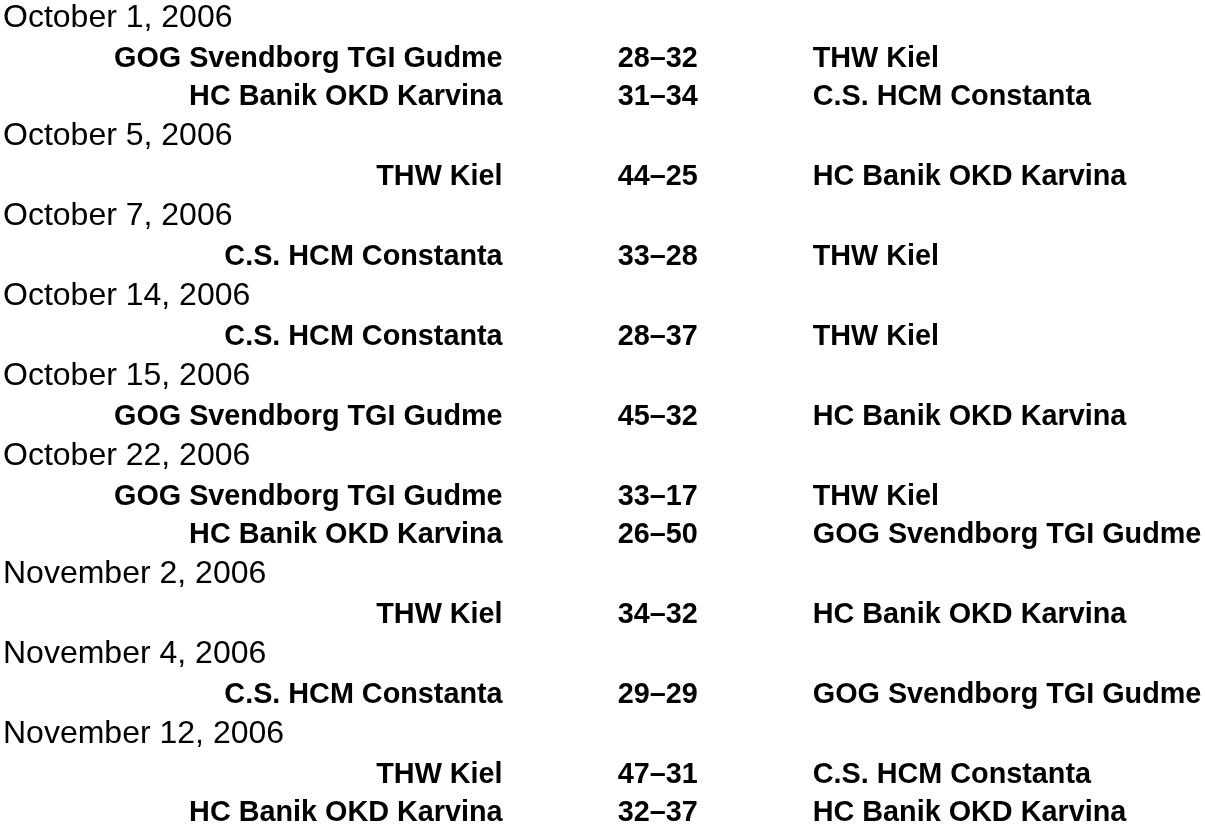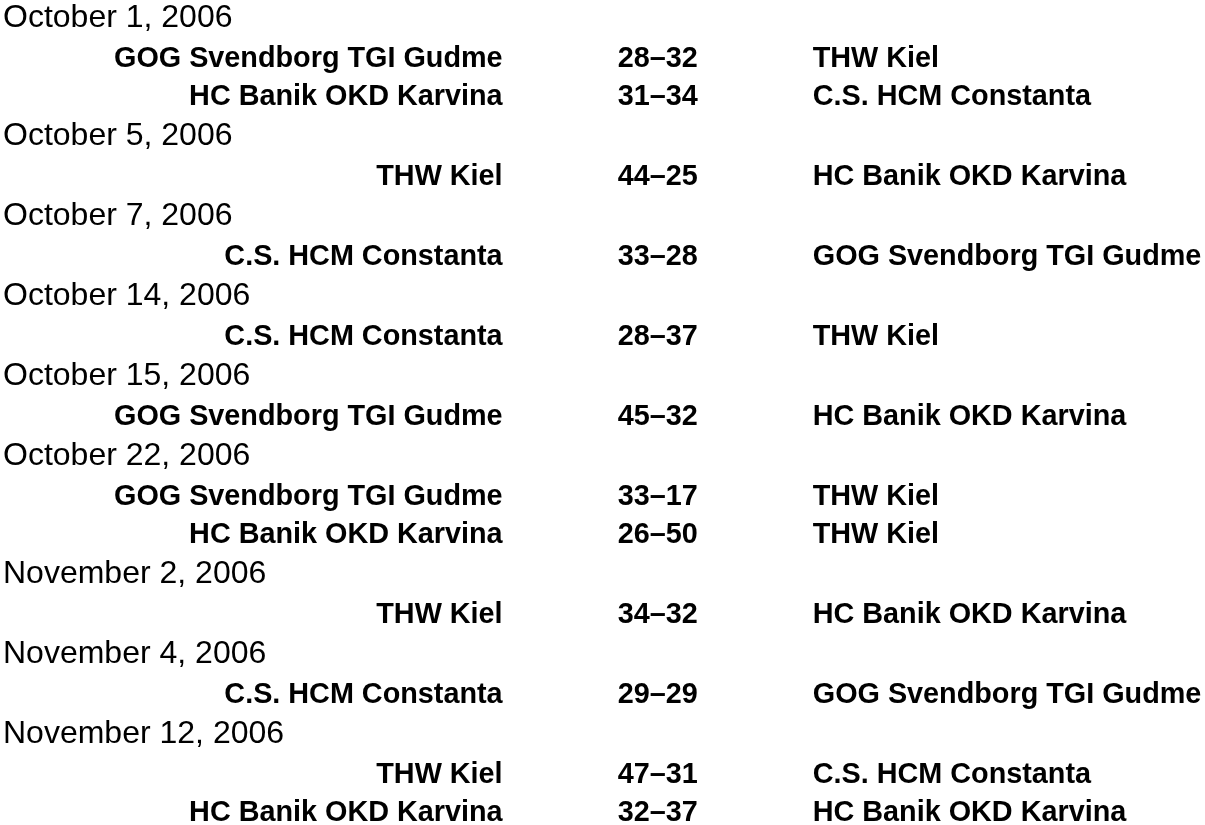(876, 255) THW Kiel -> (1007, 255) GOG Svendborg TGI Gudme
(1007, 533) GOG Svendborg TGI Gudme -> (876, 533) THW Kiel
